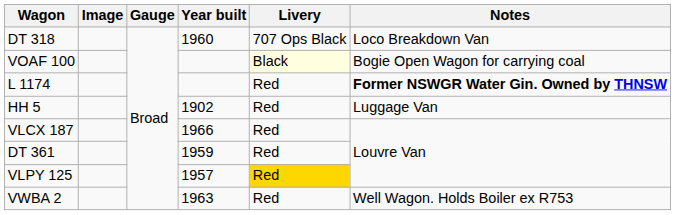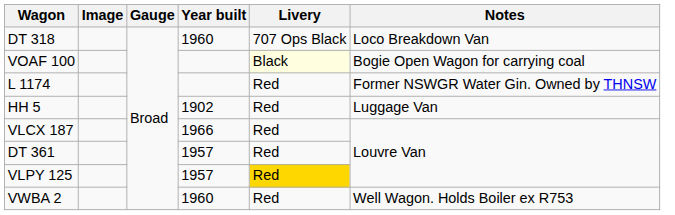(510, 84) bold -> (505, 84) normal
(197, 152) 1959 -> (197, 152) 1957
(197, 198) 1963 -> (197, 198) 1960
